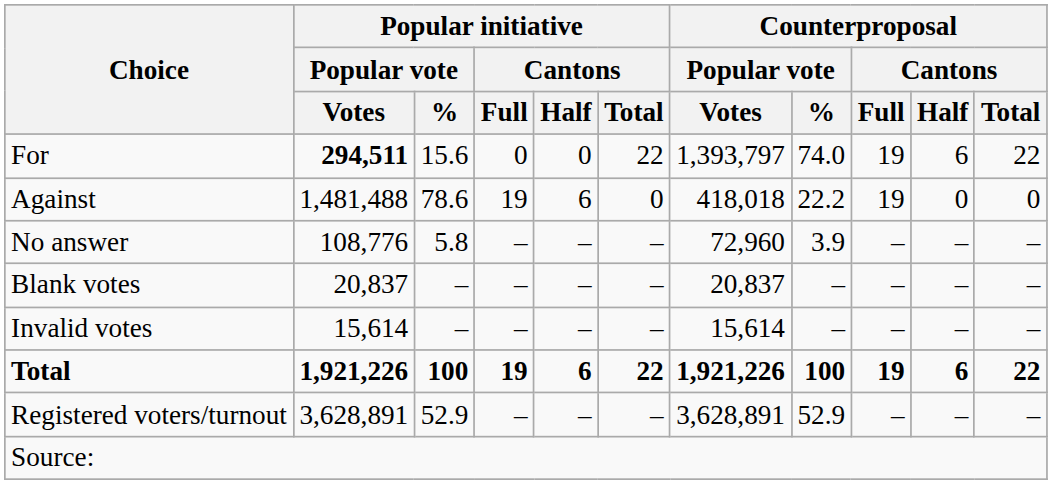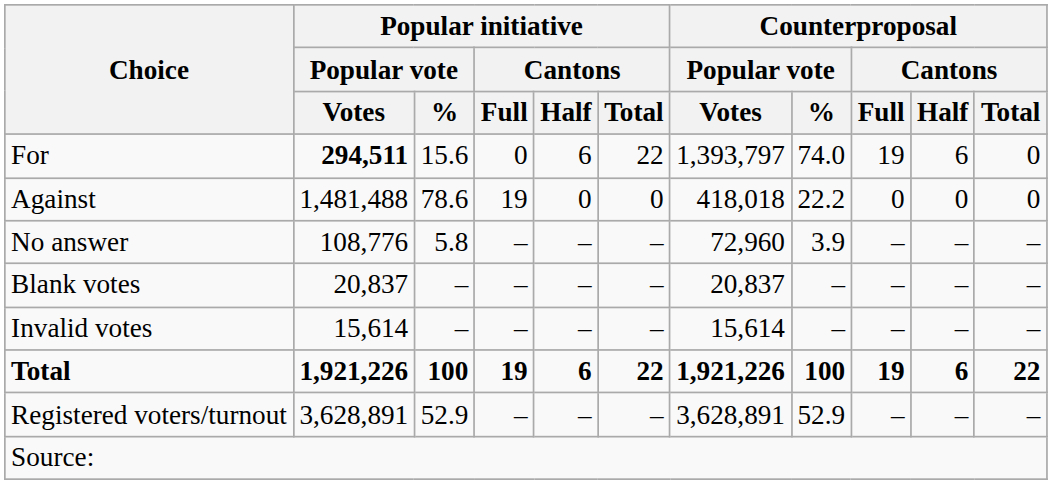(585, 155) 0 -> (585, 155) 6
(1027, 155) 22 -> (1034, 155) 0
(585, 198) 6 -> (585, 198) 0
(891, 198) 19 -> (898, 198) 0
